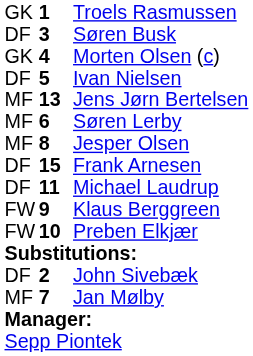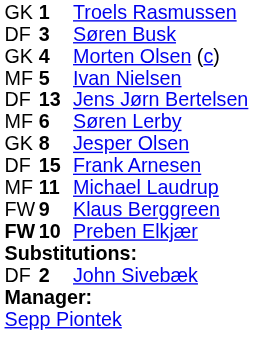(18, 78) DF -> (19, 78) MF
(19, 100) MF -> (18, 100) DF
(19, 143) MF -> (19, 143) GK
(18, 187) DF -> (19, 187) MF
(20, 231) normal -> (20, 231) bold
- row: (118, 297)
